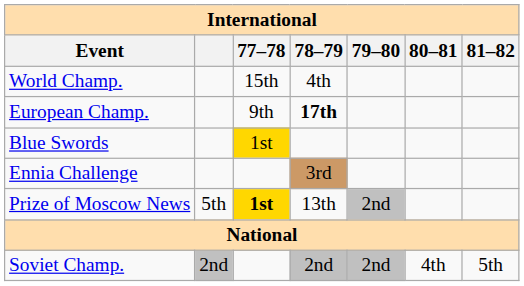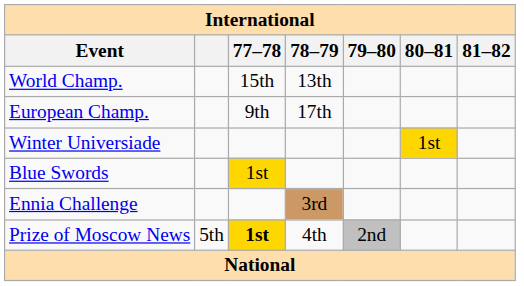(319, 81) 4th -> (314, 81) 13th
(319, 111) bold -> (314, 111) normal
+ row: (85, 142)
(319, 204) 13th -> (314, 234) 4th
- row: (67, 265)
